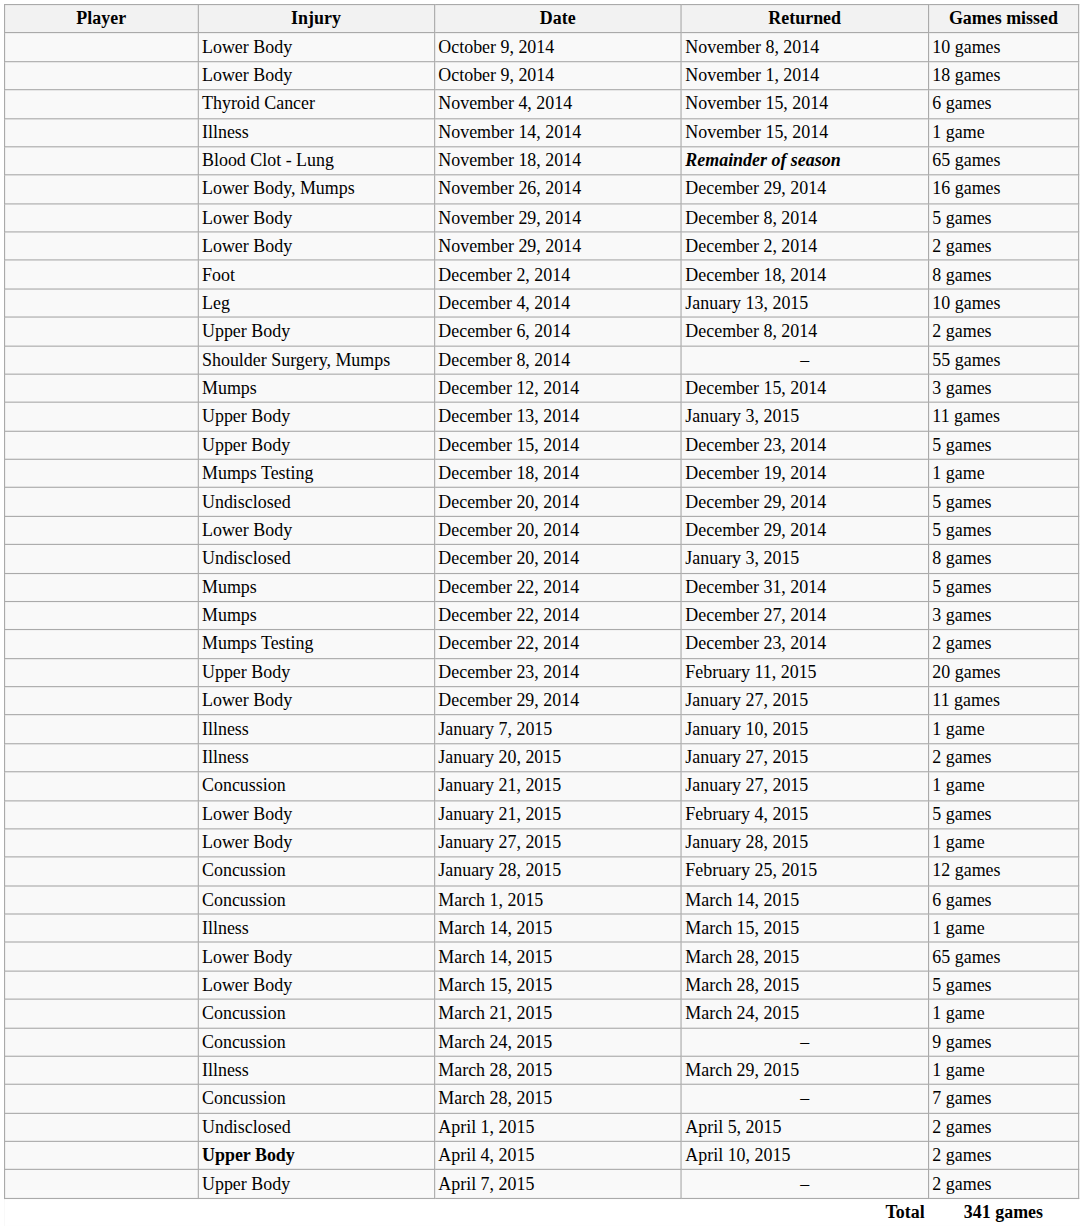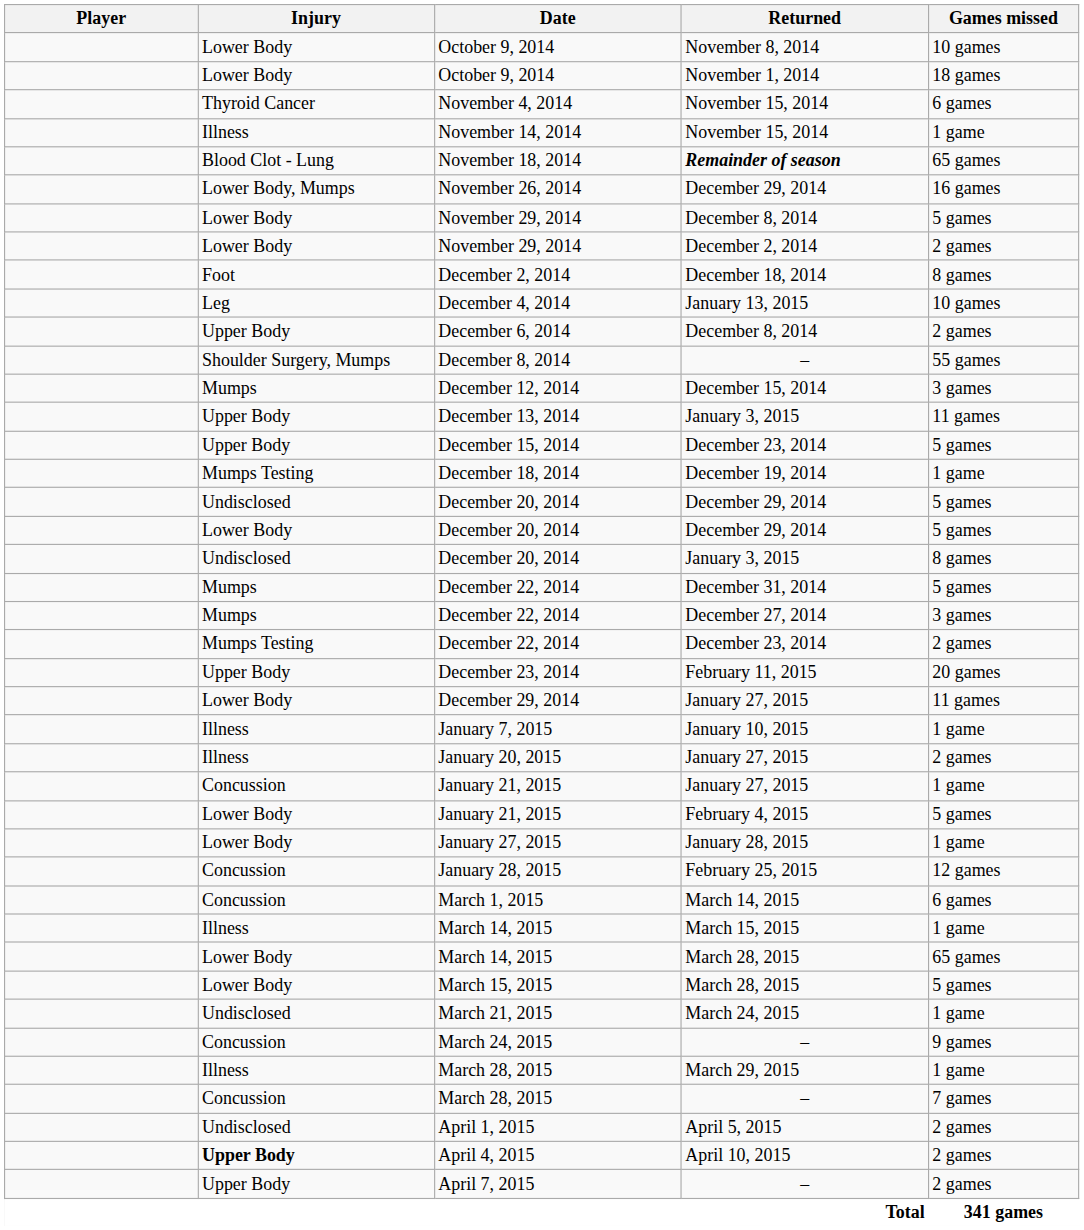(244, 1013) Concussion -> (246, 1013) Undisclosed
